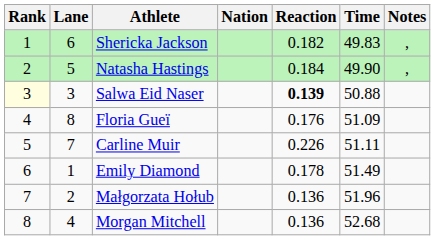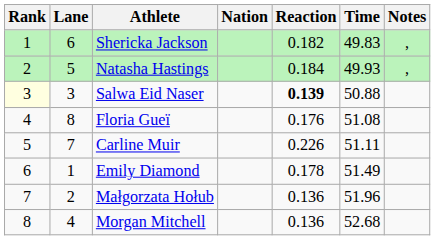(362, 68) 49.90 -> (362, 68) 49.93
(362, 119) 51.09 -> (362, 119) 51.08
